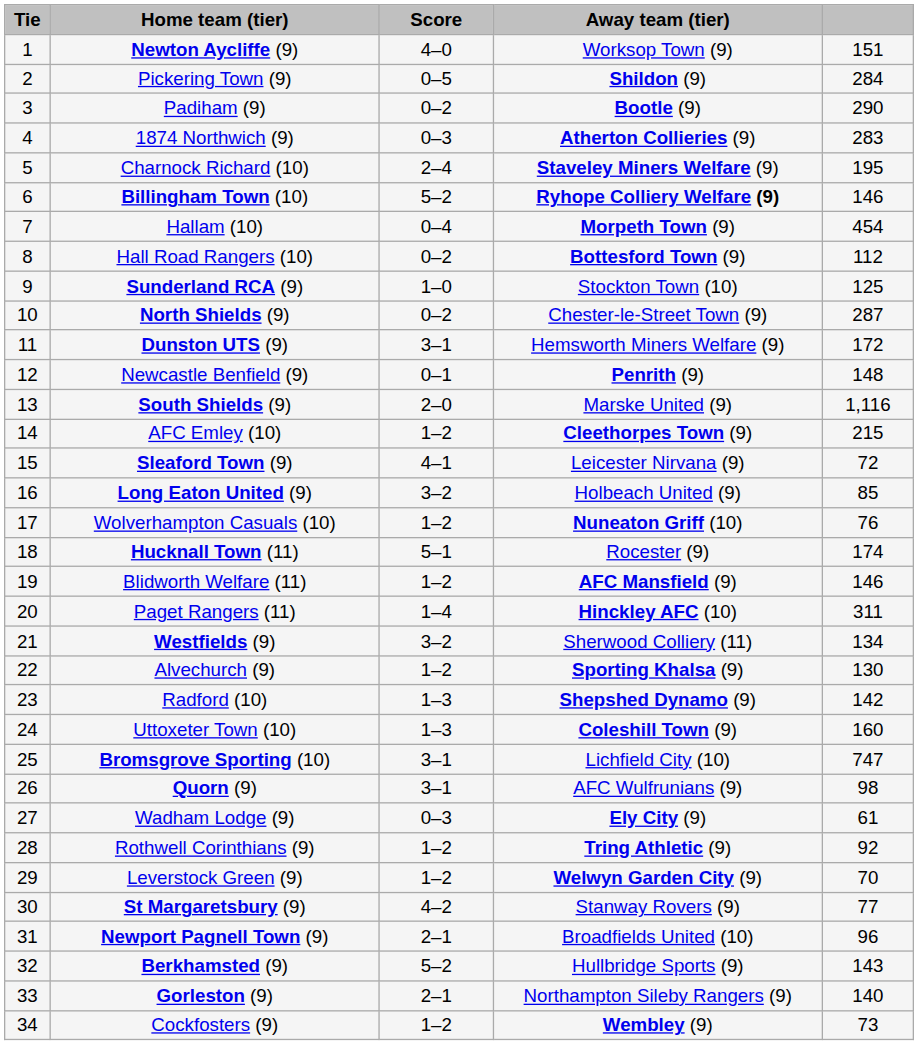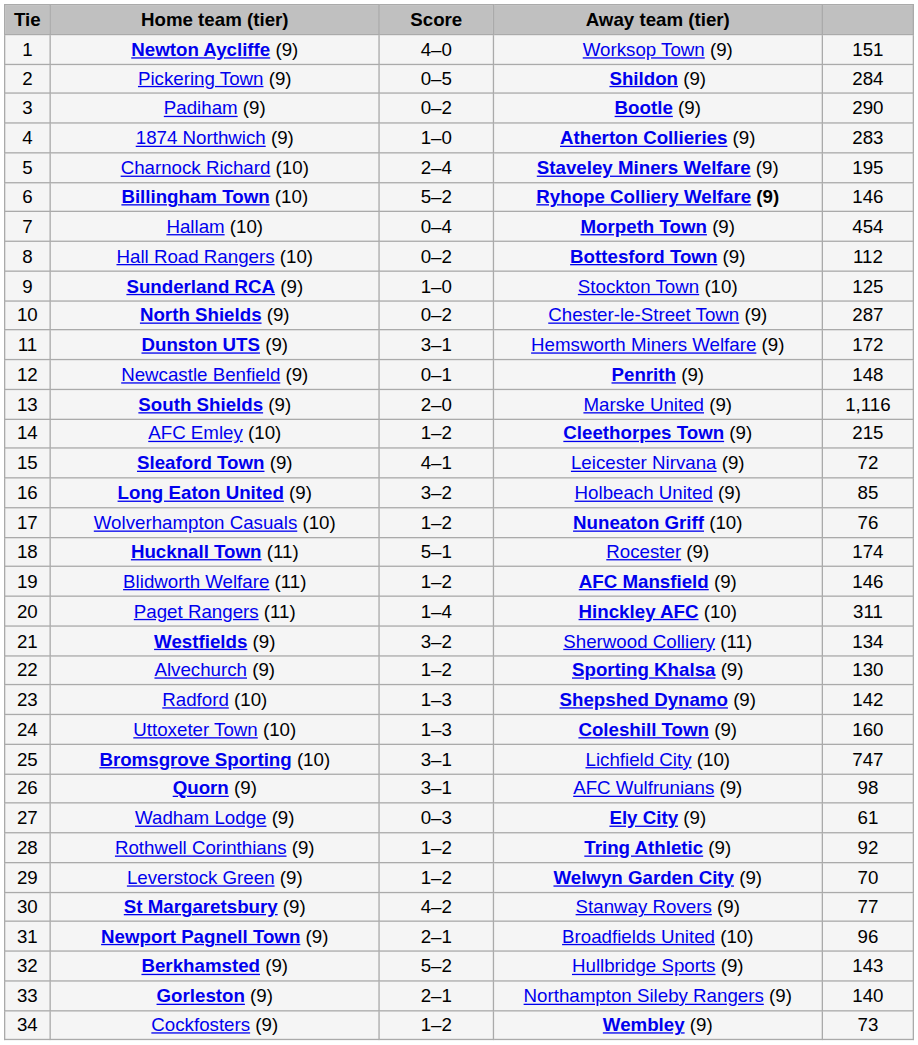(436, 138) 0–3 -> (436, 138) 1–0
